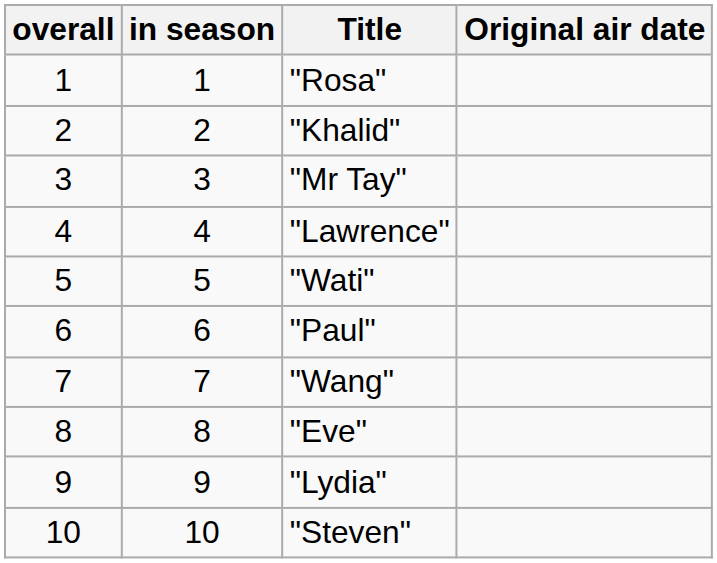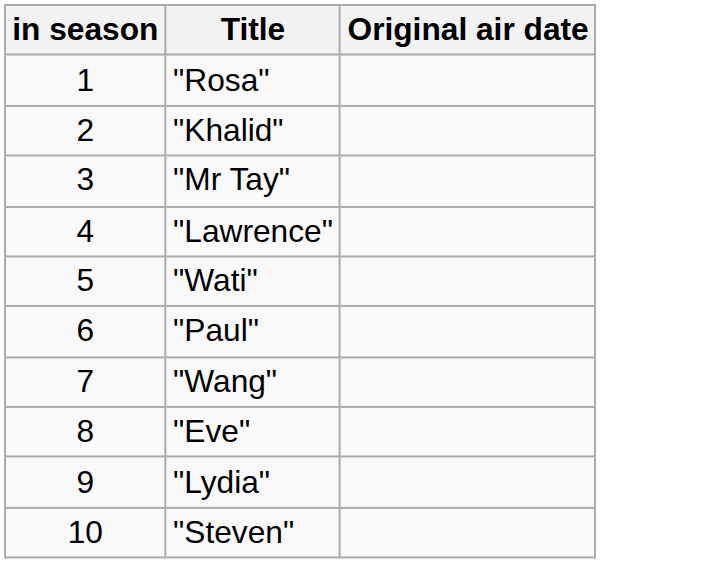- column: (63, 29)
